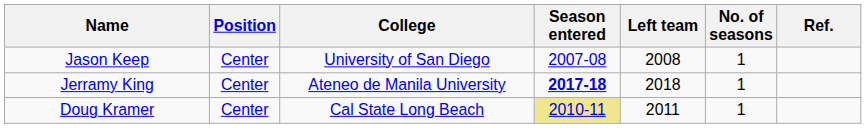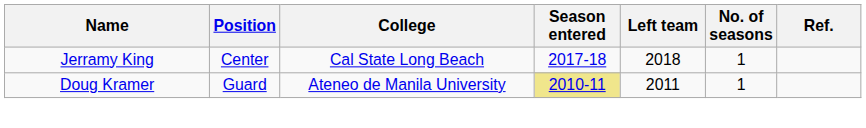- row: (107, 60)
(407, 85) Ateneo de Manila University -> (407, 60) Cal State Long Beach
(577, 85) bold -> (577, 60) normal
(245, 110) Center -> (245, 85) Guard
(407, 110) Cal State Long Beach -> (407, 85) Ateneo de Manila University
